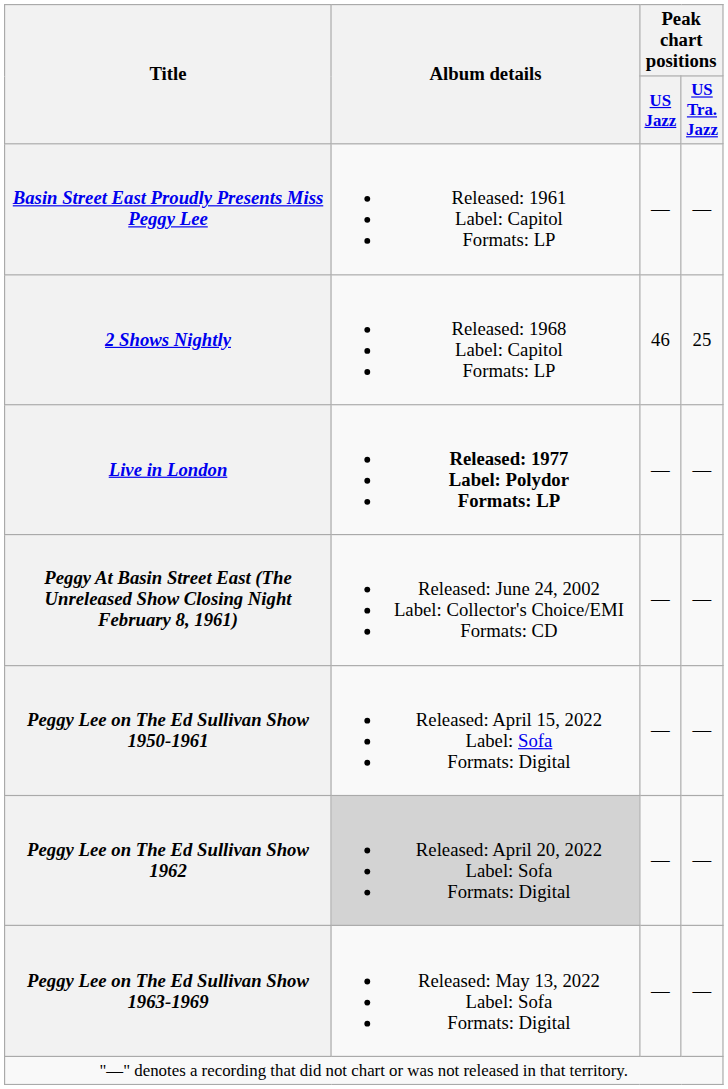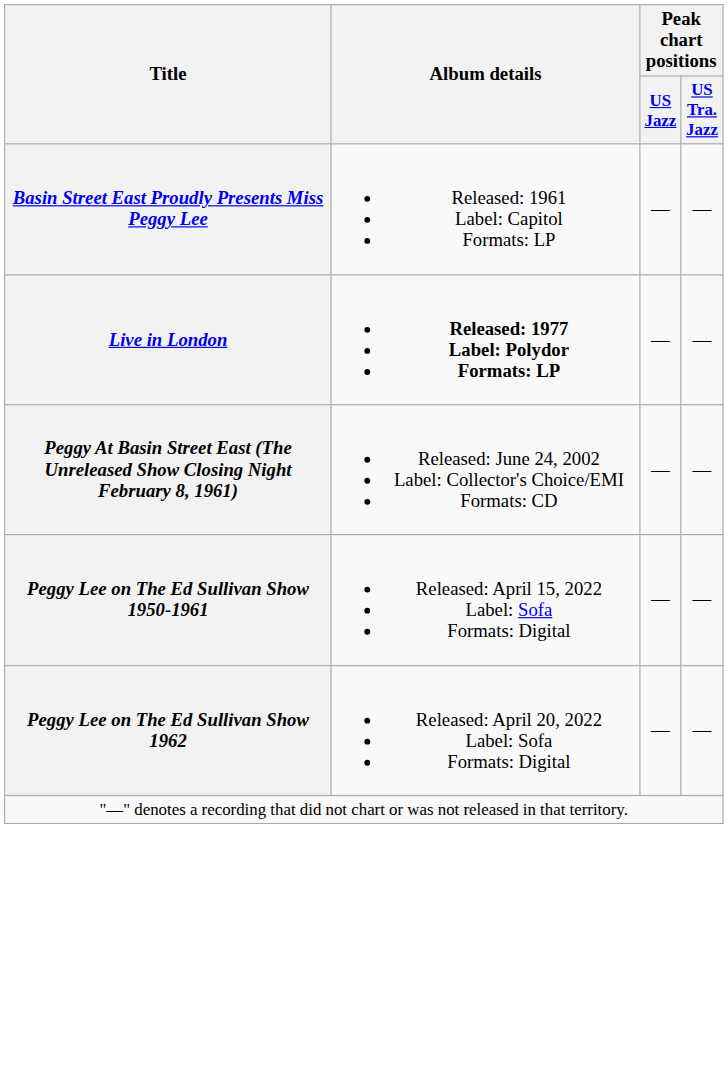- row: (168, 339)
(486, 871) lightgrey background -> (486, 741) no background
- row: (168, 990)
